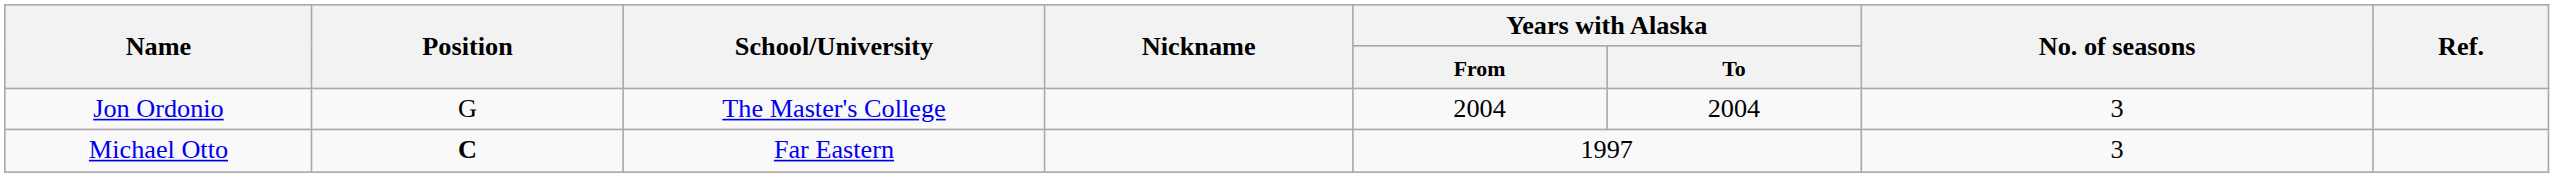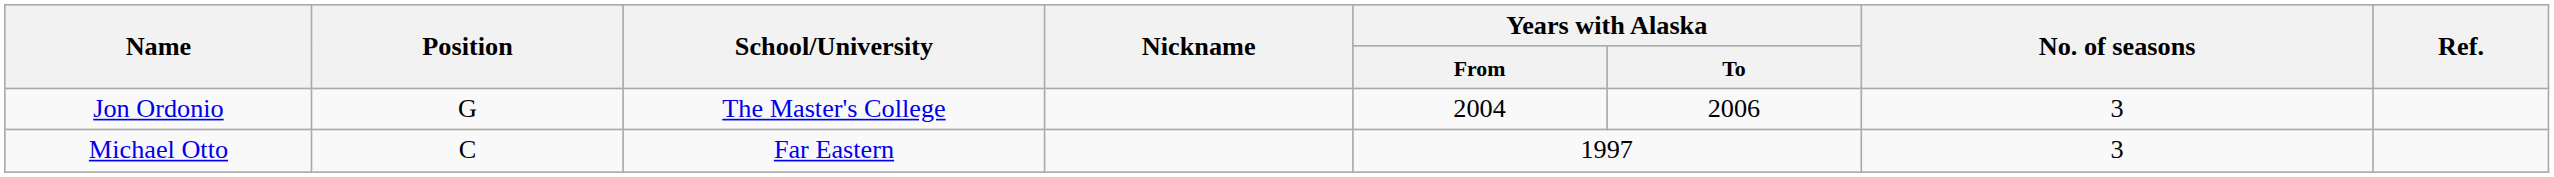(1734, 108) 2004 -> (1734, 108) 2006
(468, 150) bold -> (468, 150) normal
